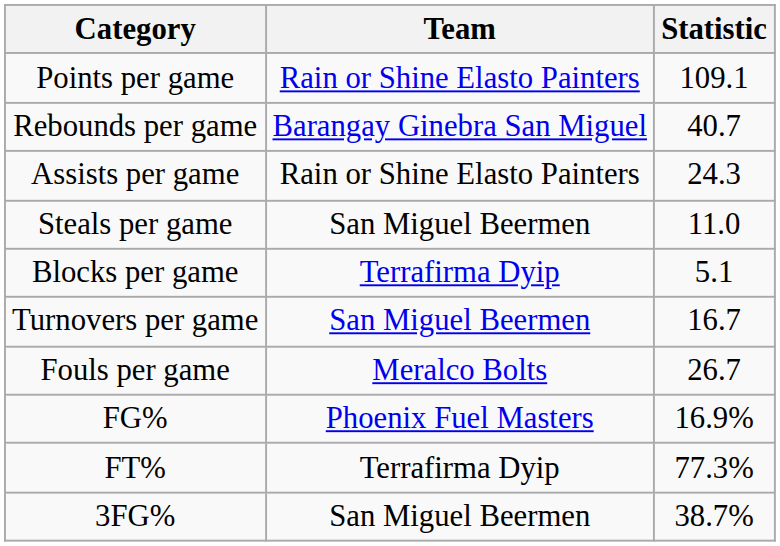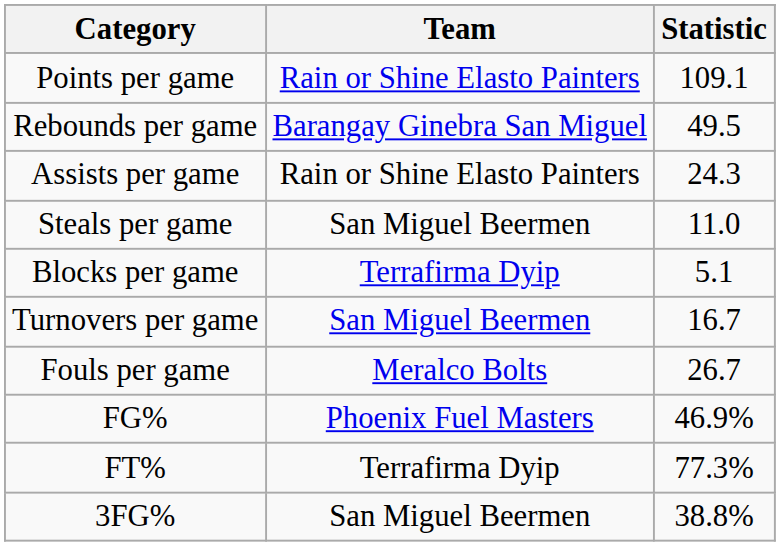(714, 126) 40.7 -> (714, 126) 49.5
(714, 418) 16.9% -> (714, 418) 46.9%
(714, 516) 38.7% -> (714, 516) 38.8%
